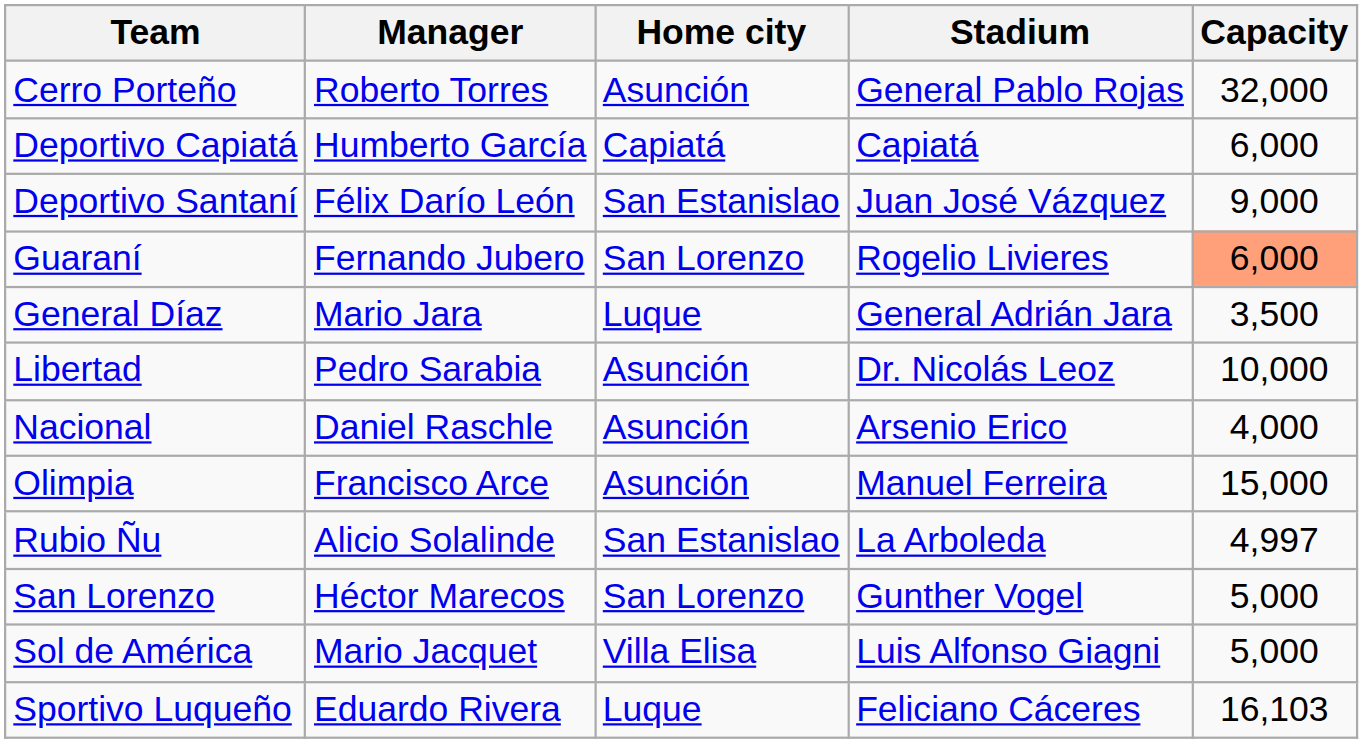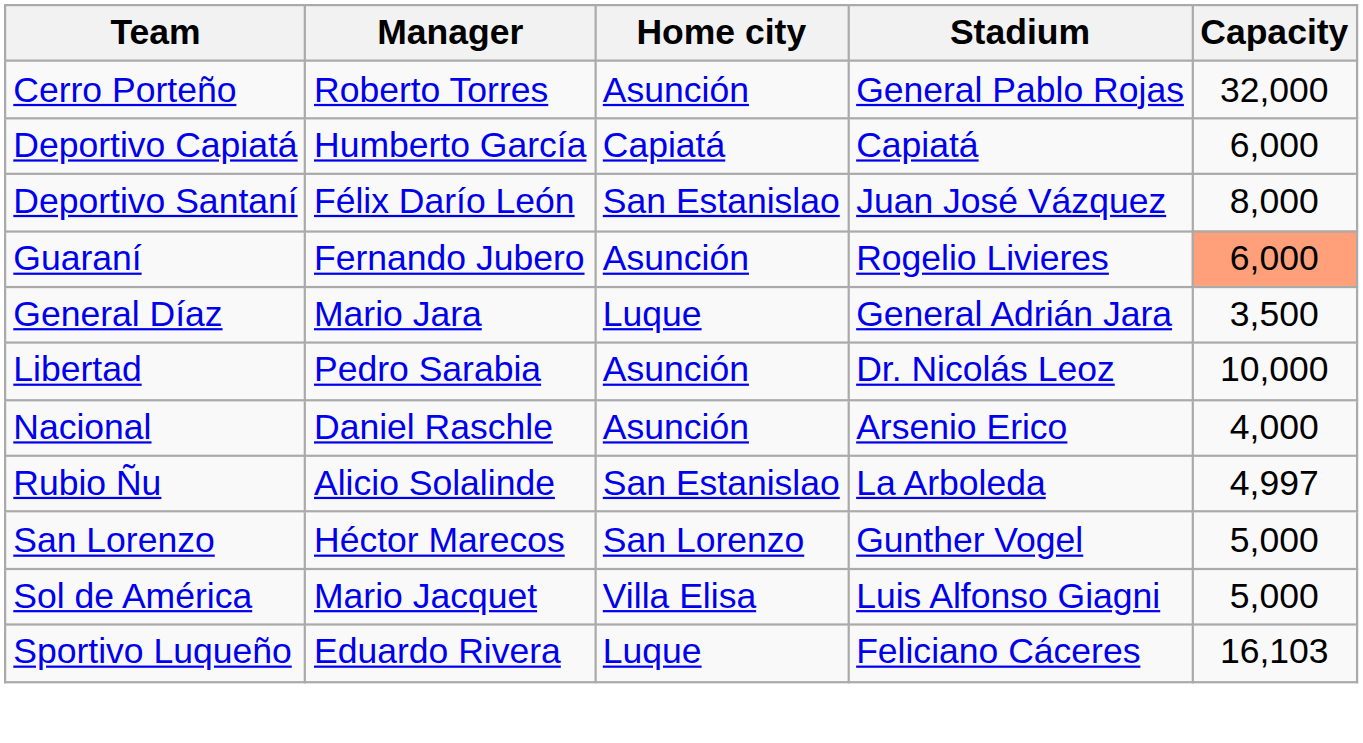(1274, 201) 9,000 -> (1274, 201) 8,000
(704, 257) San Lorenzo -> (676, 257) Asunción
- row: (73, 483)
